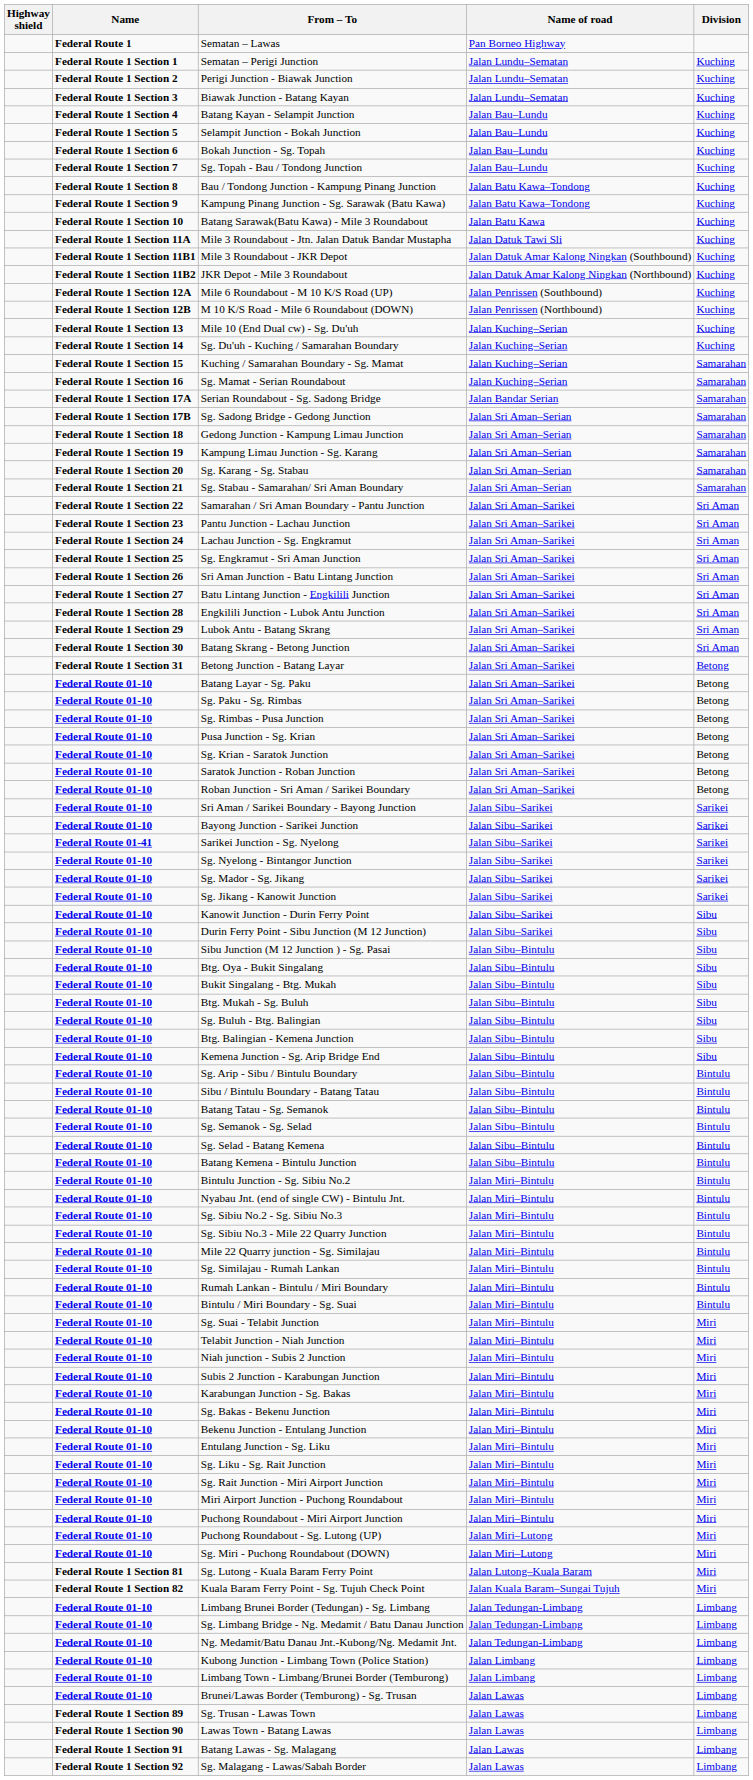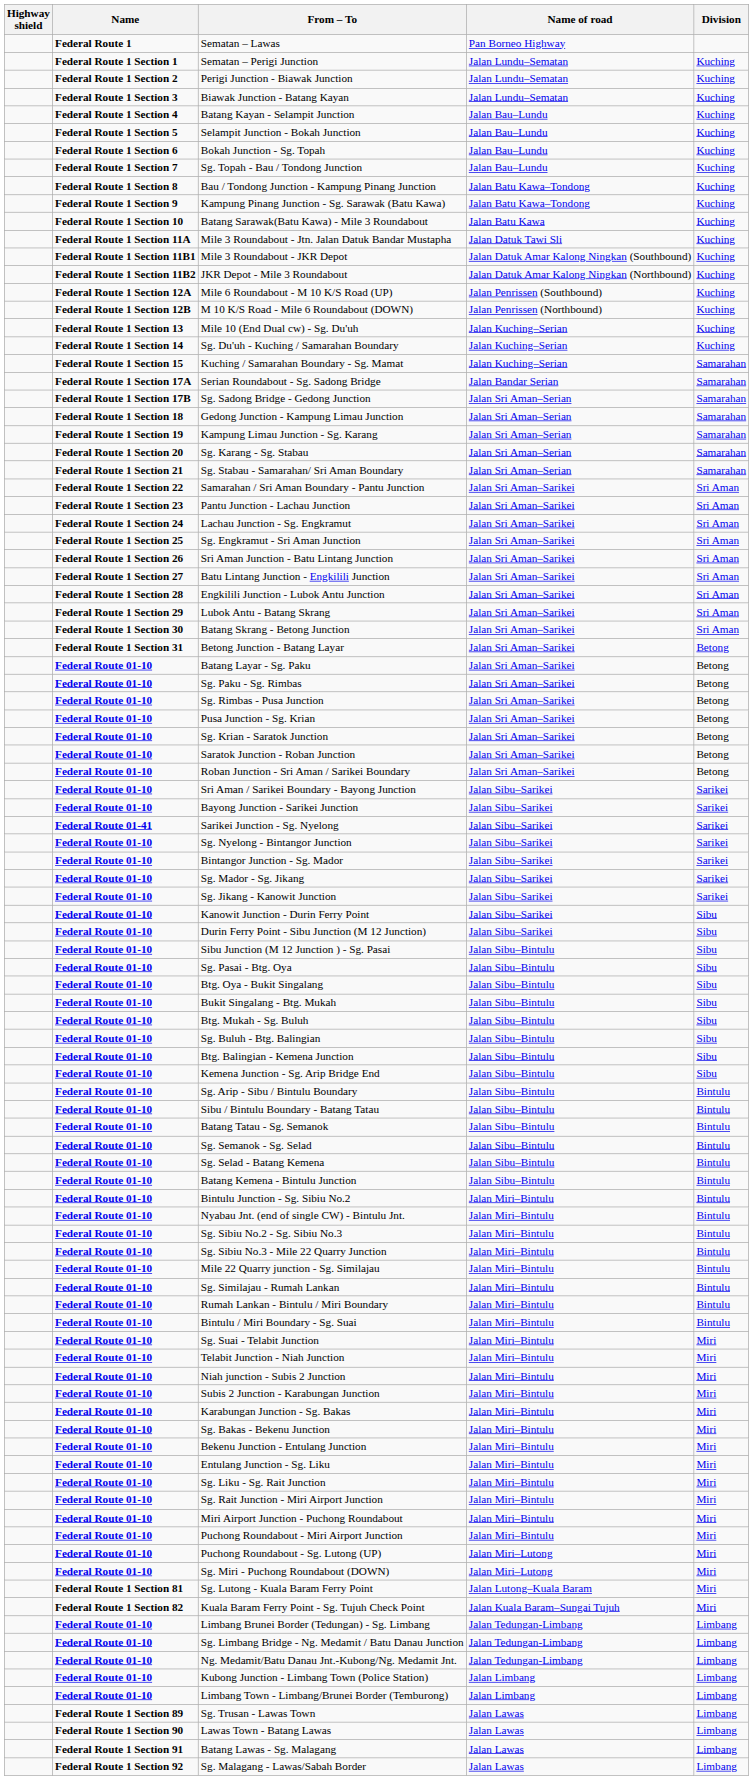- row: (273, 381)
+ row: (272, 860)
+ row: (246, 967)
- row: (309, 1695)
